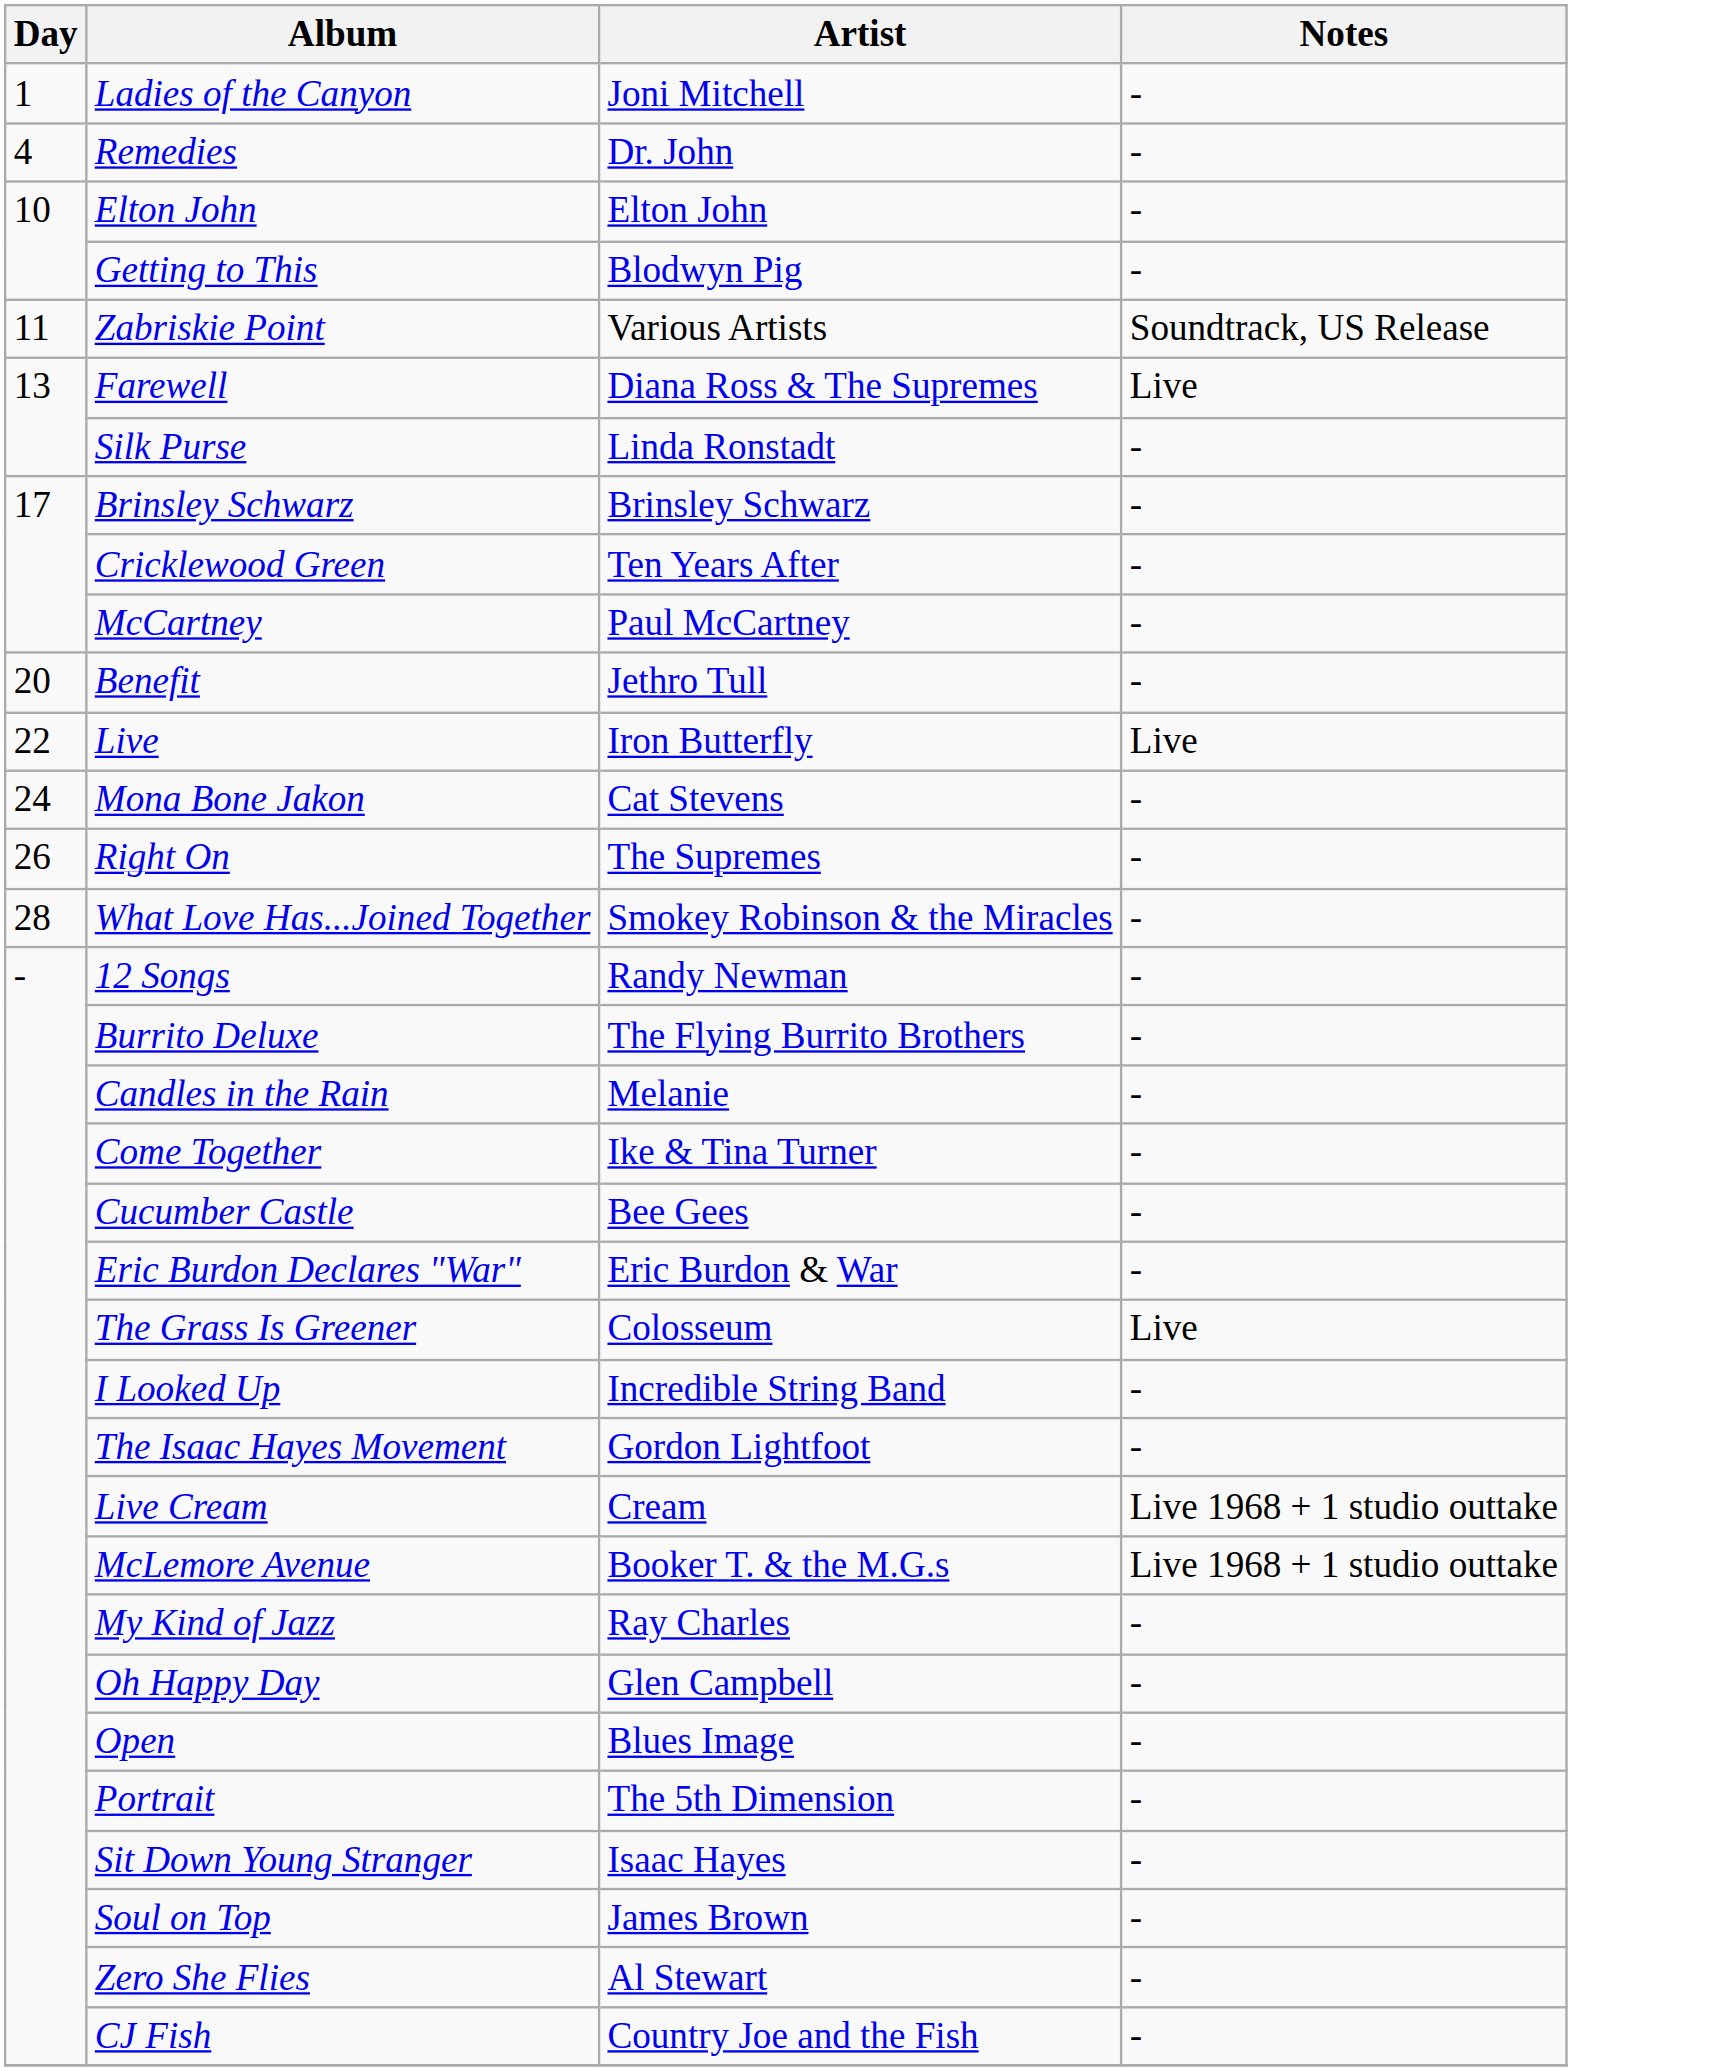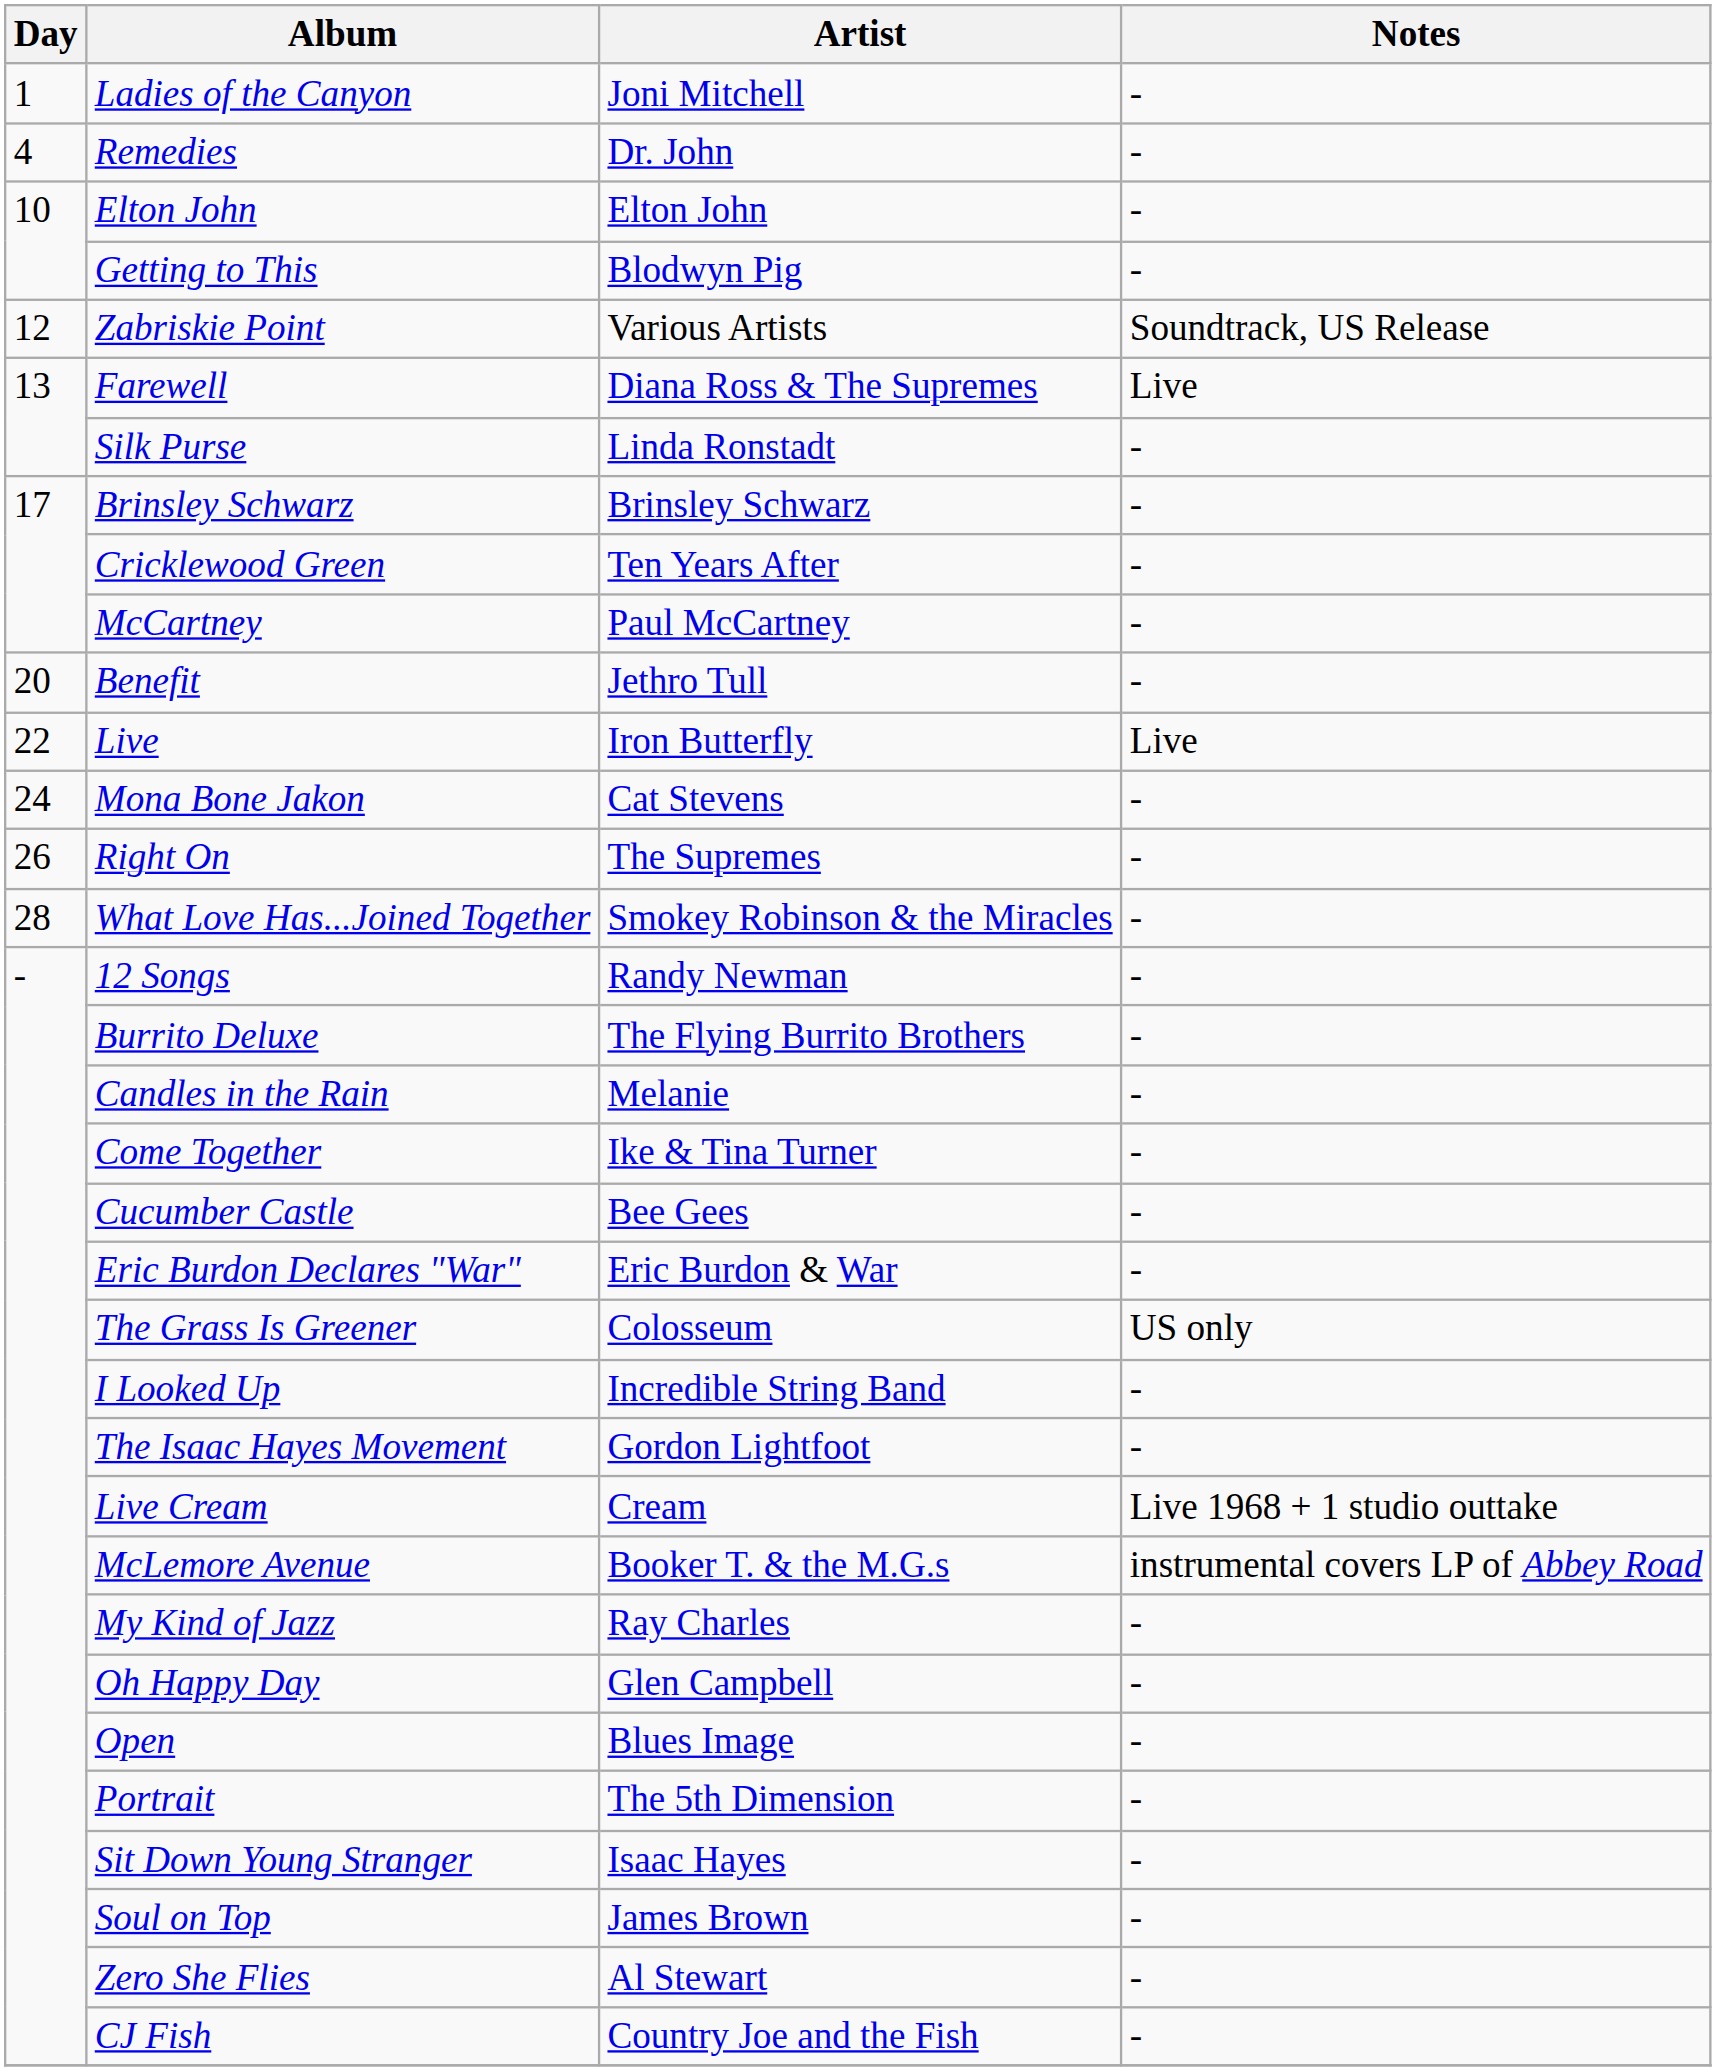(32, 328) 11 -> (32, 328) 12
(1164, 1329) Live -> (1191, 1329) US only
(1344, 1564) Live 1968 + 1 studio outtake -> (1416, 1564) instrumental covers LP of Abbey Road
